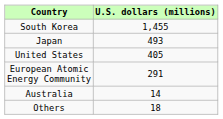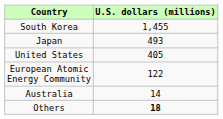(155, 74) 291 -> (155, 74) 122
(155, 107) normal -> (155, 107) bold
